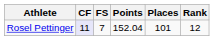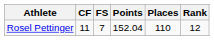(85, 28) lavender background -> (85, 28) no background
(163, 28) 101 -> (163, 28) 110
